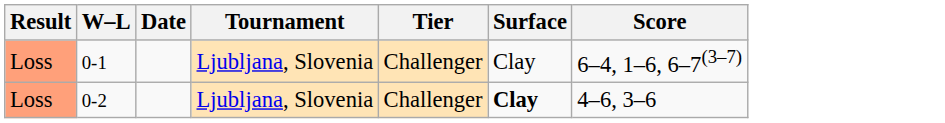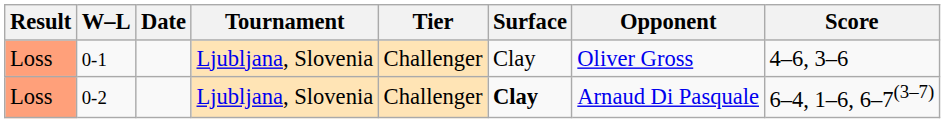+ column: (668, 22)
(660, 61) 6–4, 1–6, 6–7(3–7) -> (809, 58) 4–6, 3–6
(617, 100) 4–6, 3–6 -> (852, 96) 6–4, 1–6, 6–7(3–7)
